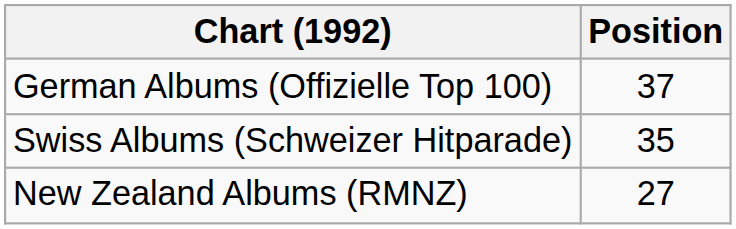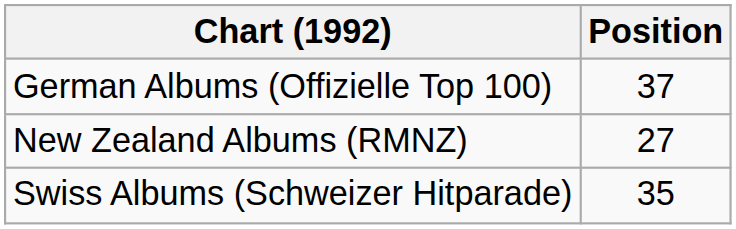rows swapped: (240, 194) <-> (293, 140)
